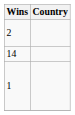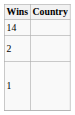rows swapped: (11, 54) <-> (9, 33)
